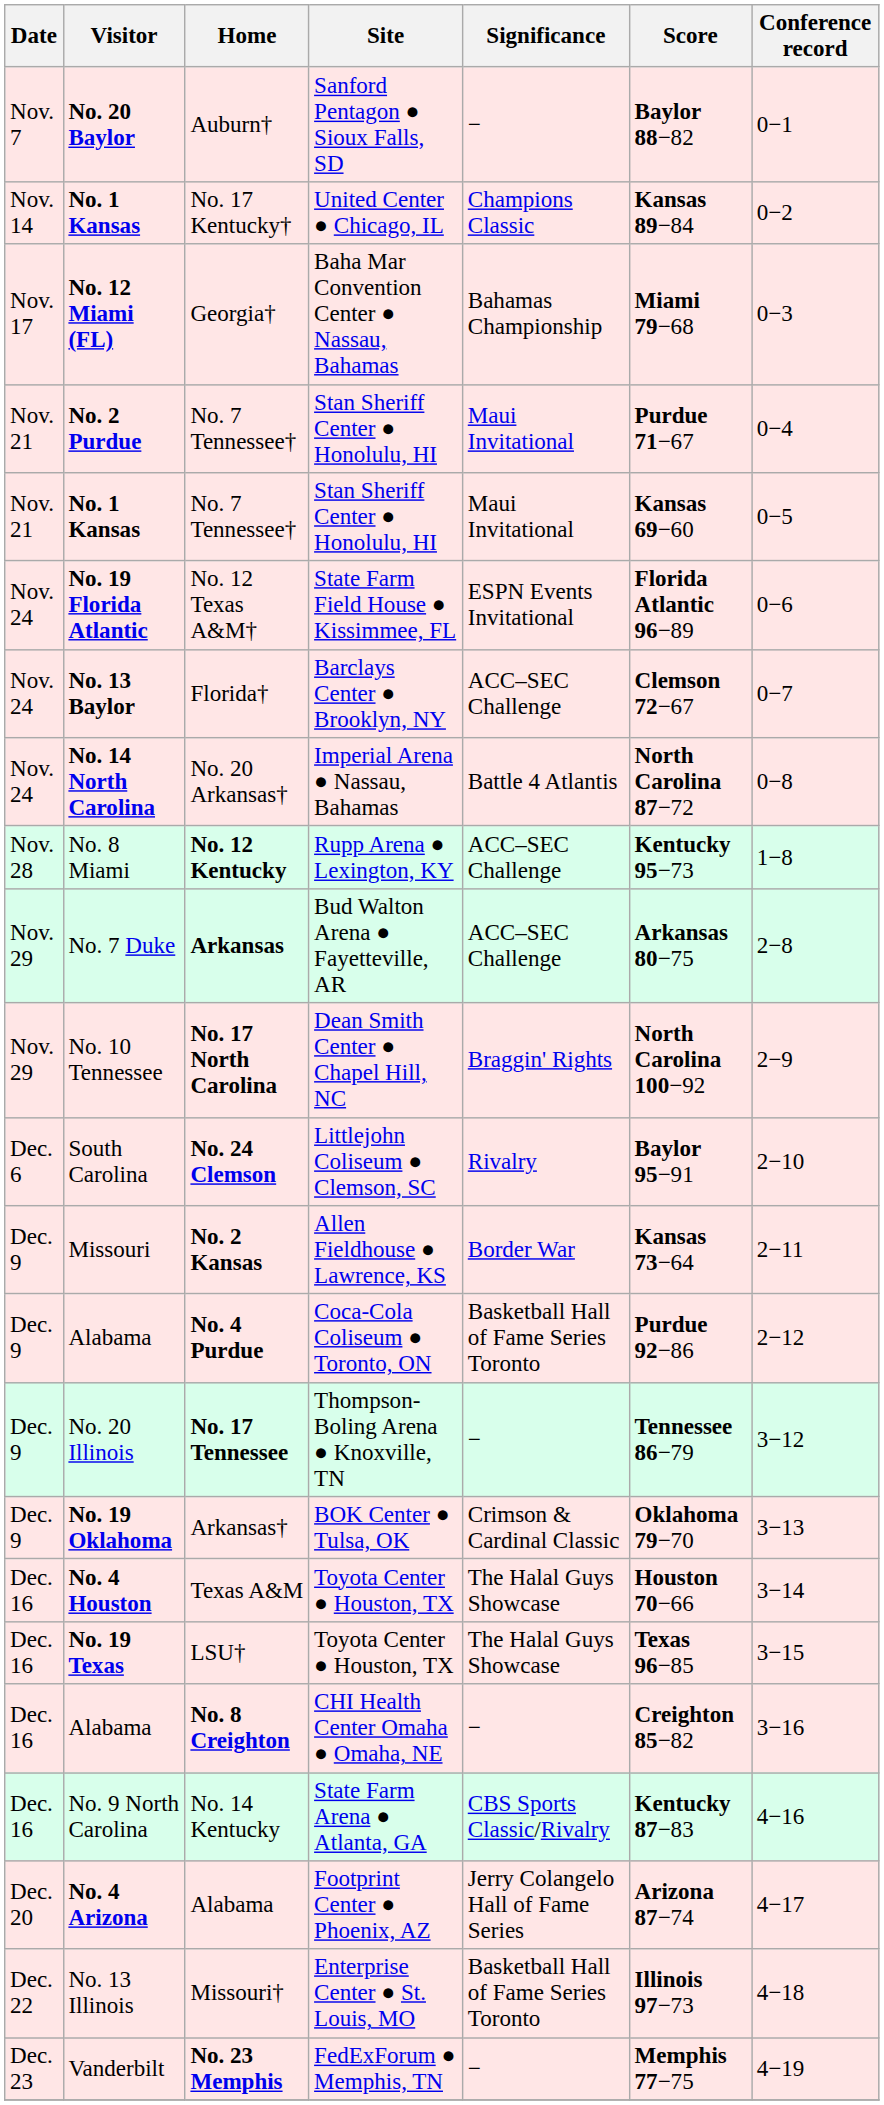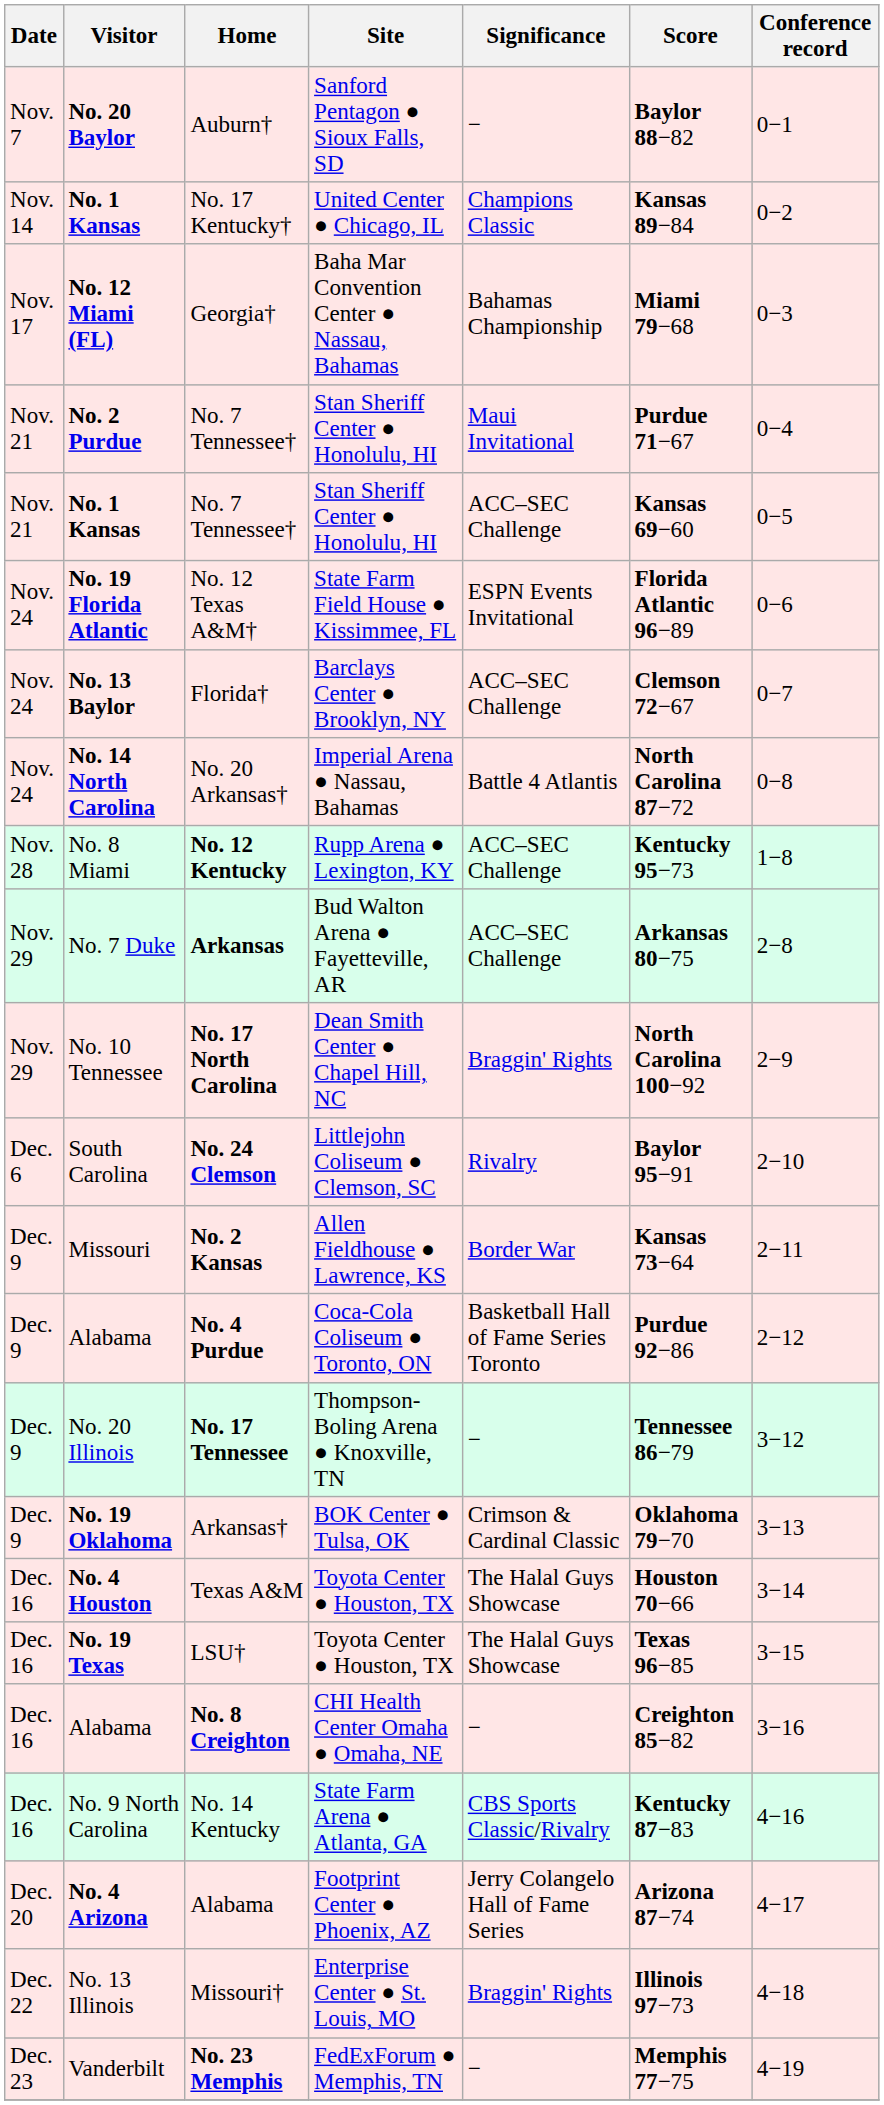(521, 516) Maui Invitational -> (518, 516) ACC–SEC Challenge
(539, 1993) Basketball Hall of Fame Series Toronto -> (540, 1993) Braggin' Rights
